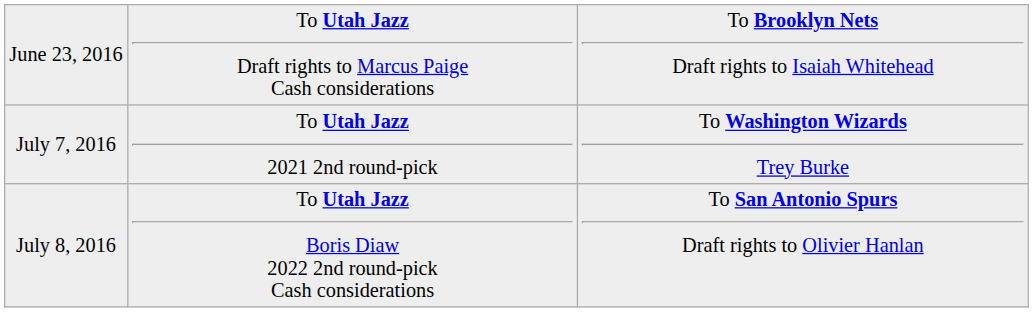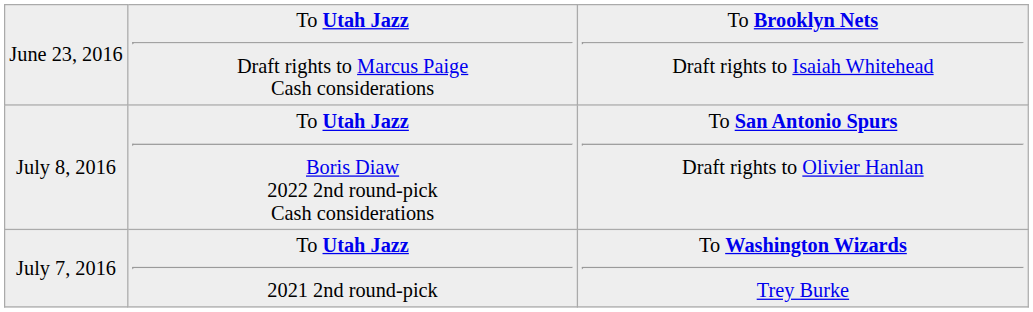rows swapped: (66, 144) <-> (66, 245)
